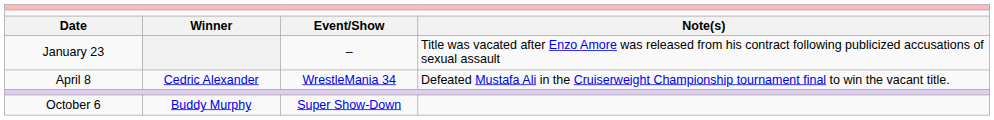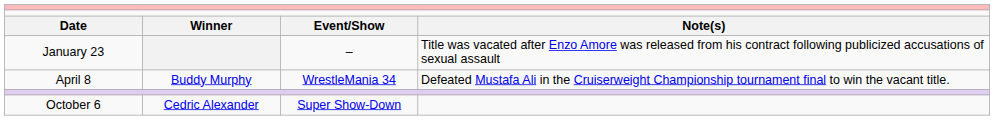(211, 79) Cedric Alexander -> (211, 79) Buddy Murphy
(211, 105) Buddy Murphy -> (211, 105) Cedric Alexander
